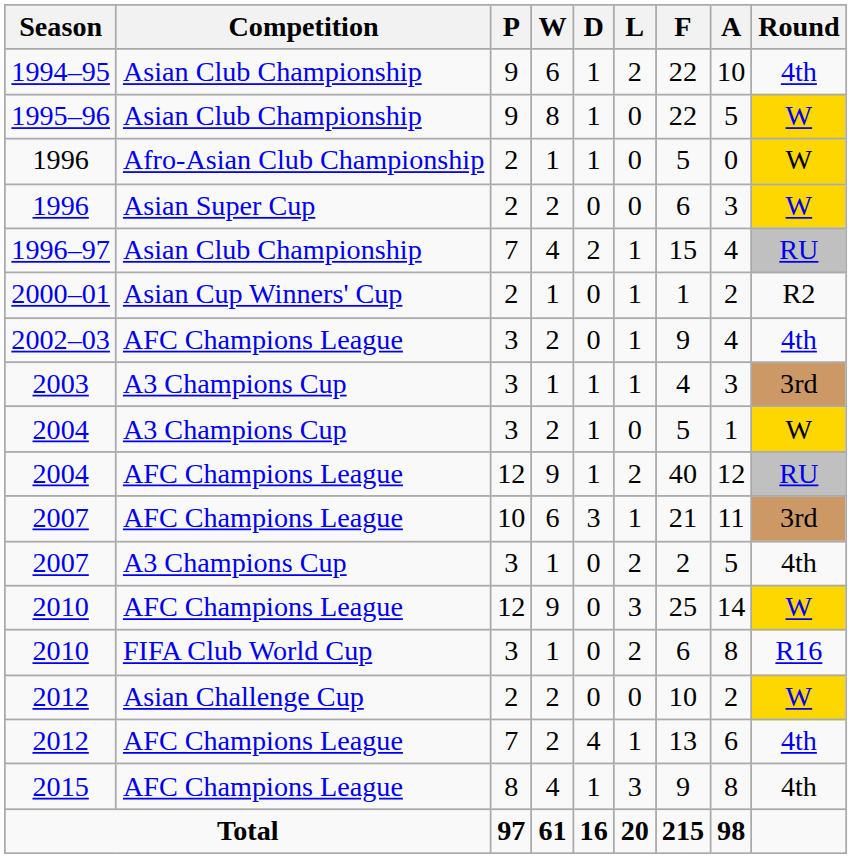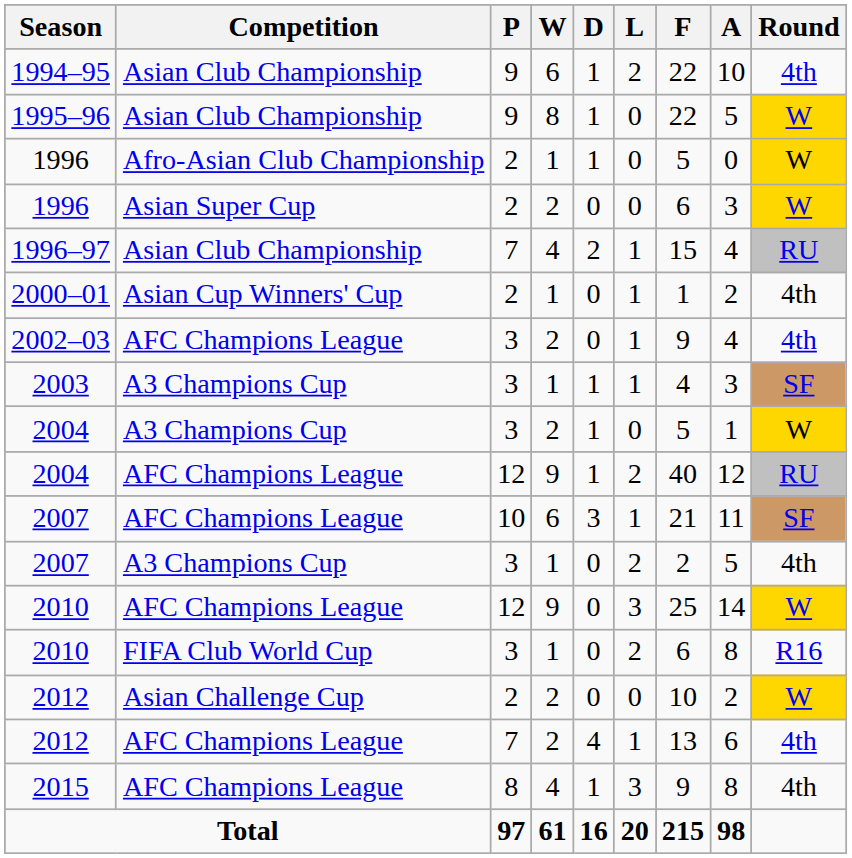(799, 294) R2 -> (799, 294) 4th
(799, 384) 3rd -> (799, 384) SF
(799, 518) 3rd -> (799, 518) SF
